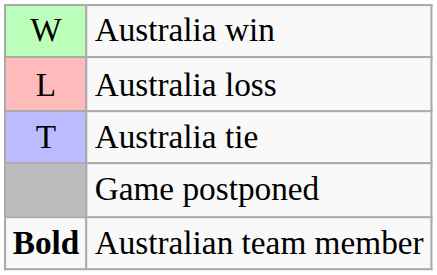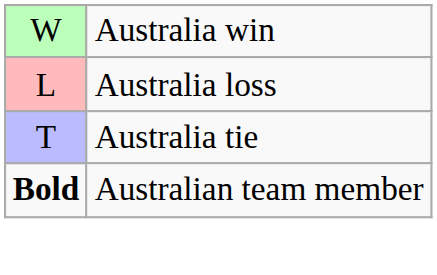- row: (207, 189)
